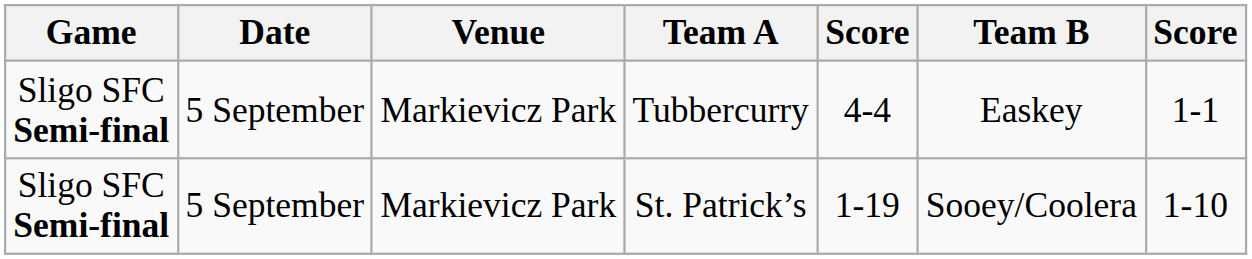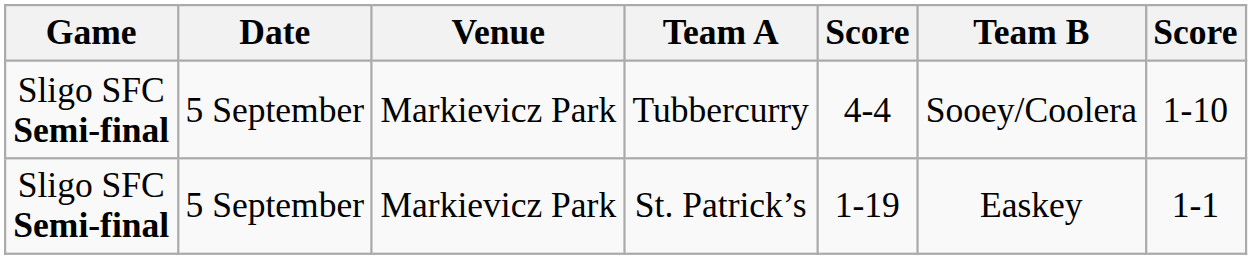(1031, 108) Easkey -> (1031, 108) Sooey/Coolera
(1195, 108) 1-1 -> (1195, 108) 1-10
(1031, 205) Sooey/Coolera -> (1031, 205) Easkey
(1195, 205) 1-10 -> (1195, 205) 1-1
